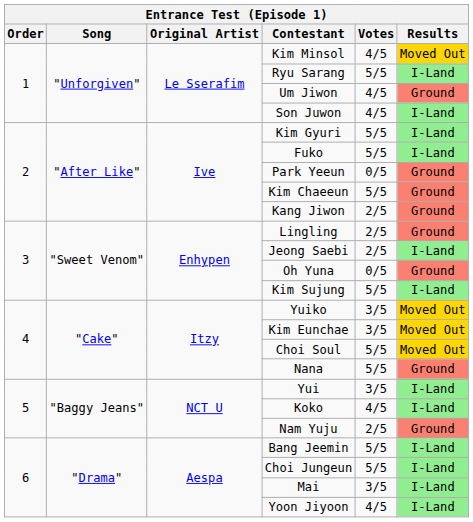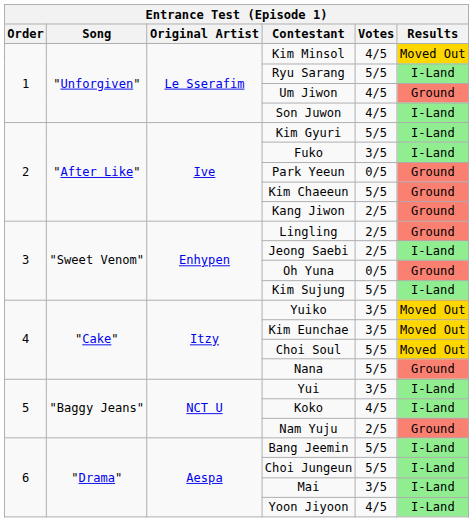(376, 152) 5/5 -> (376, 152) 3/5
